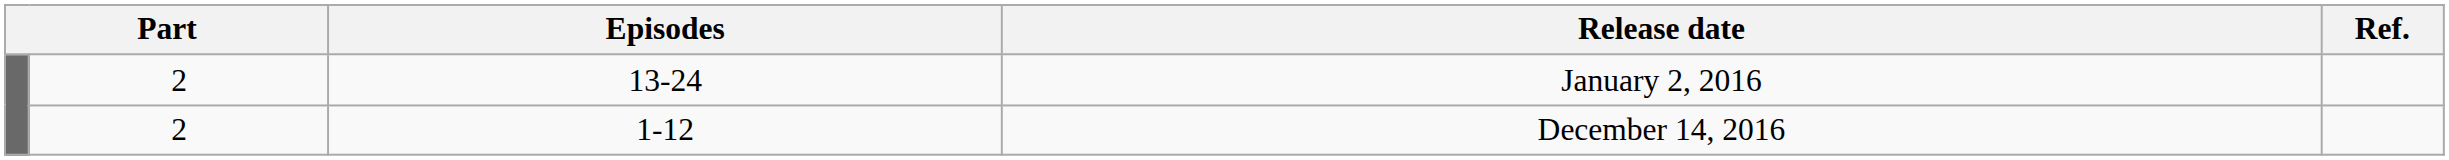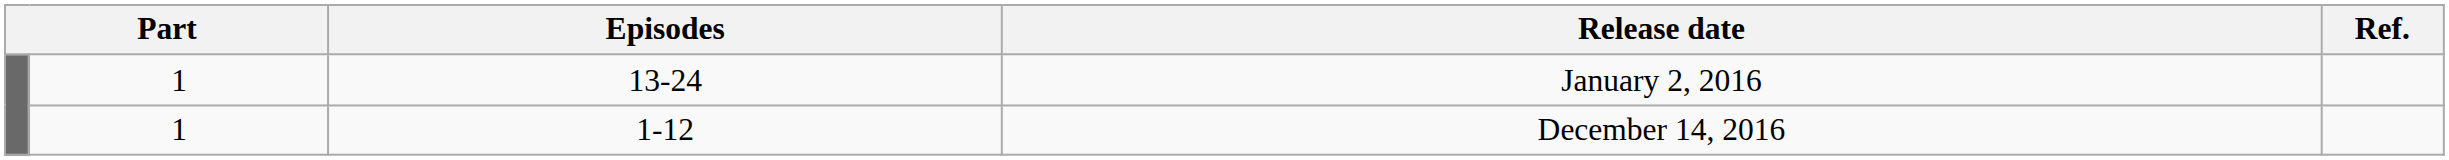(179, 79) 2 -> (179, 79) 1
(179, 129) 2 -> (179, 129) 1
